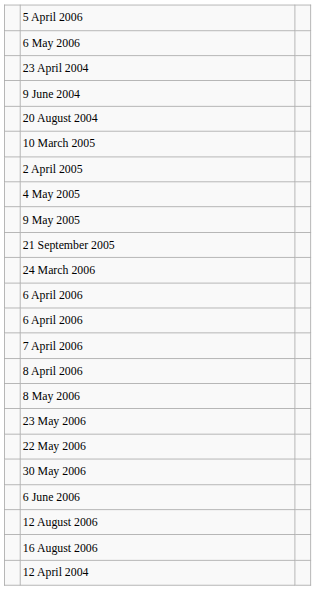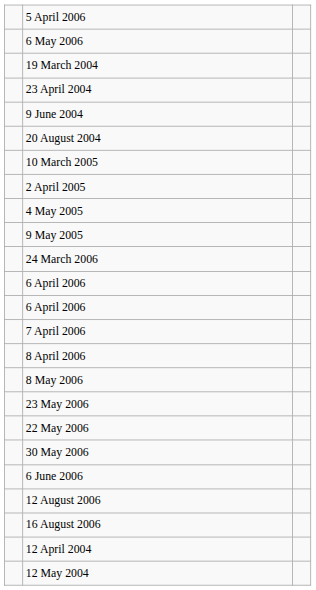+ row: (14, 66)
- row: (12, 245)
+ row: (14, 573)
